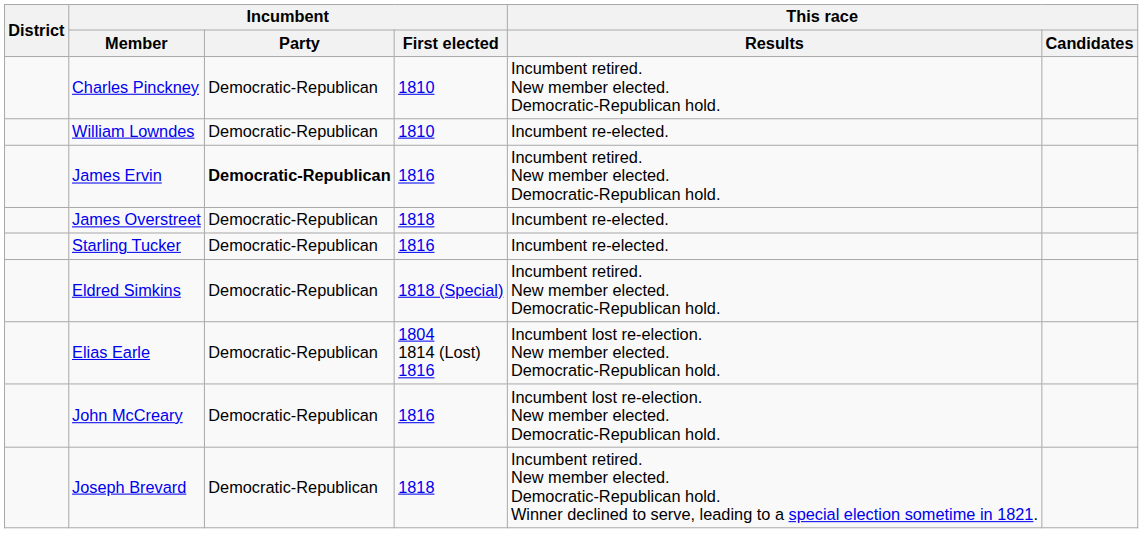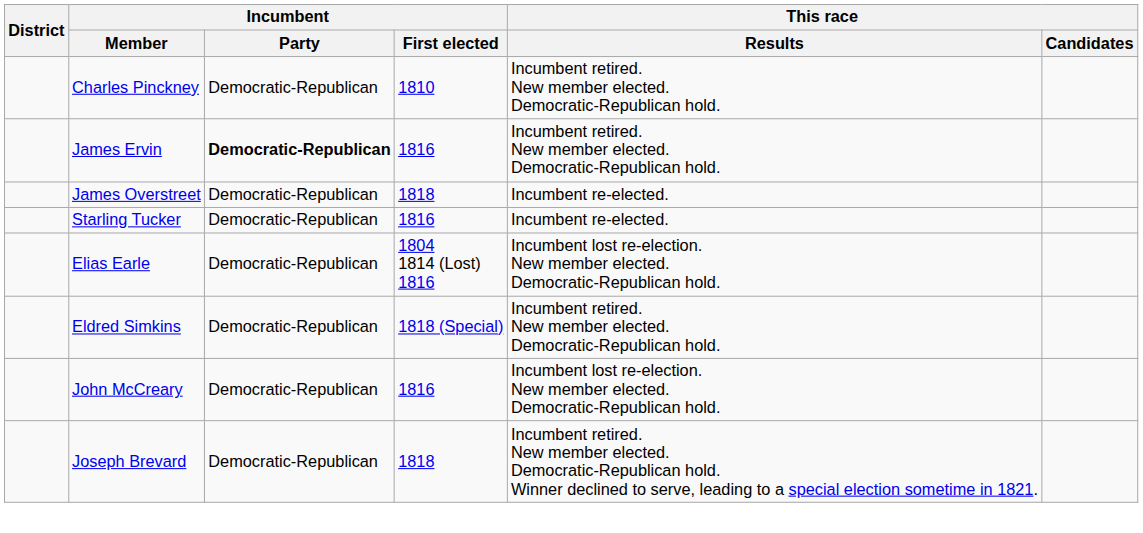- row: (133, 131)
rows swapped: (126, 290) <-> (111, 353)
